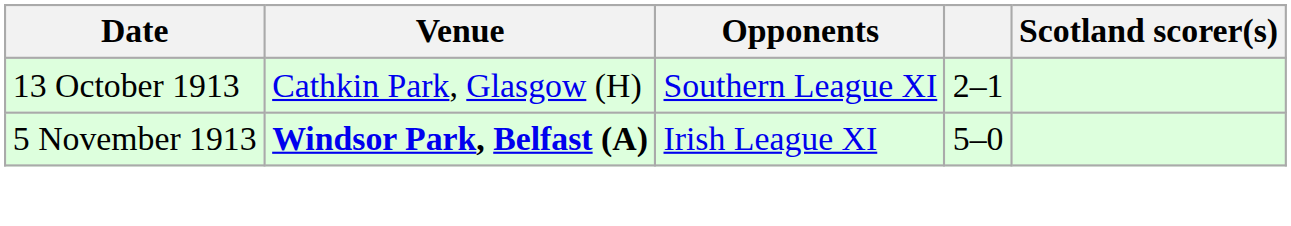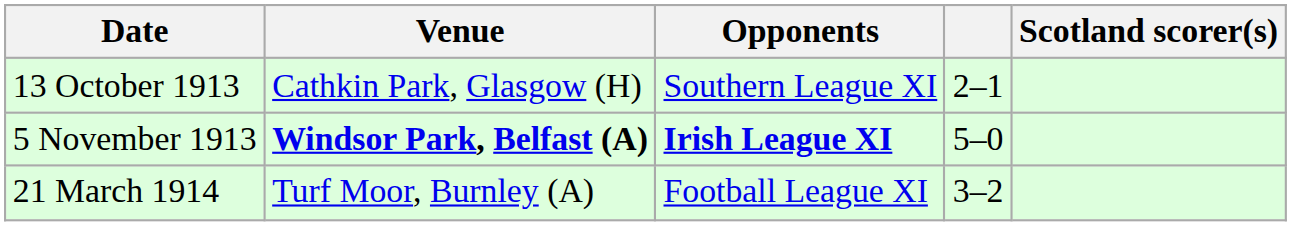(770, 138) normal -> (778, 138) bold
+ row: (116, 191)
